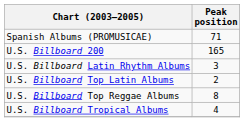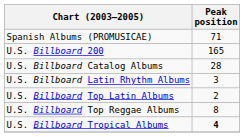+ row: (85, 66)
(216, 110) normal -> (216, 124) bold
